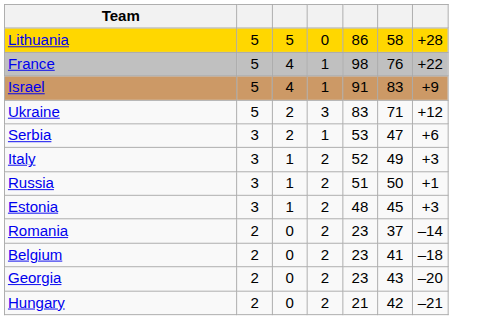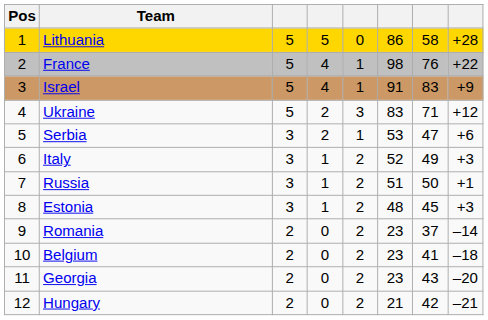+ column: (22, 16)
